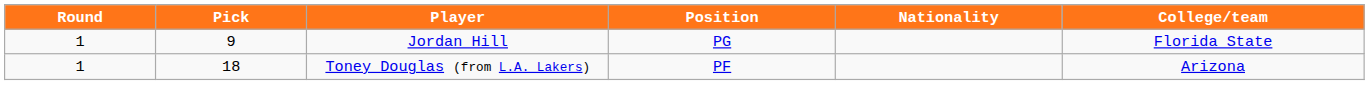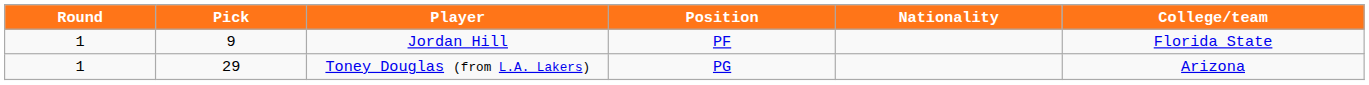(722, 42) PG -> (722, 42) PF
(231, 67) 18 -> (231, 67) 29
(722, 67) PF -> (722, 67) PG
